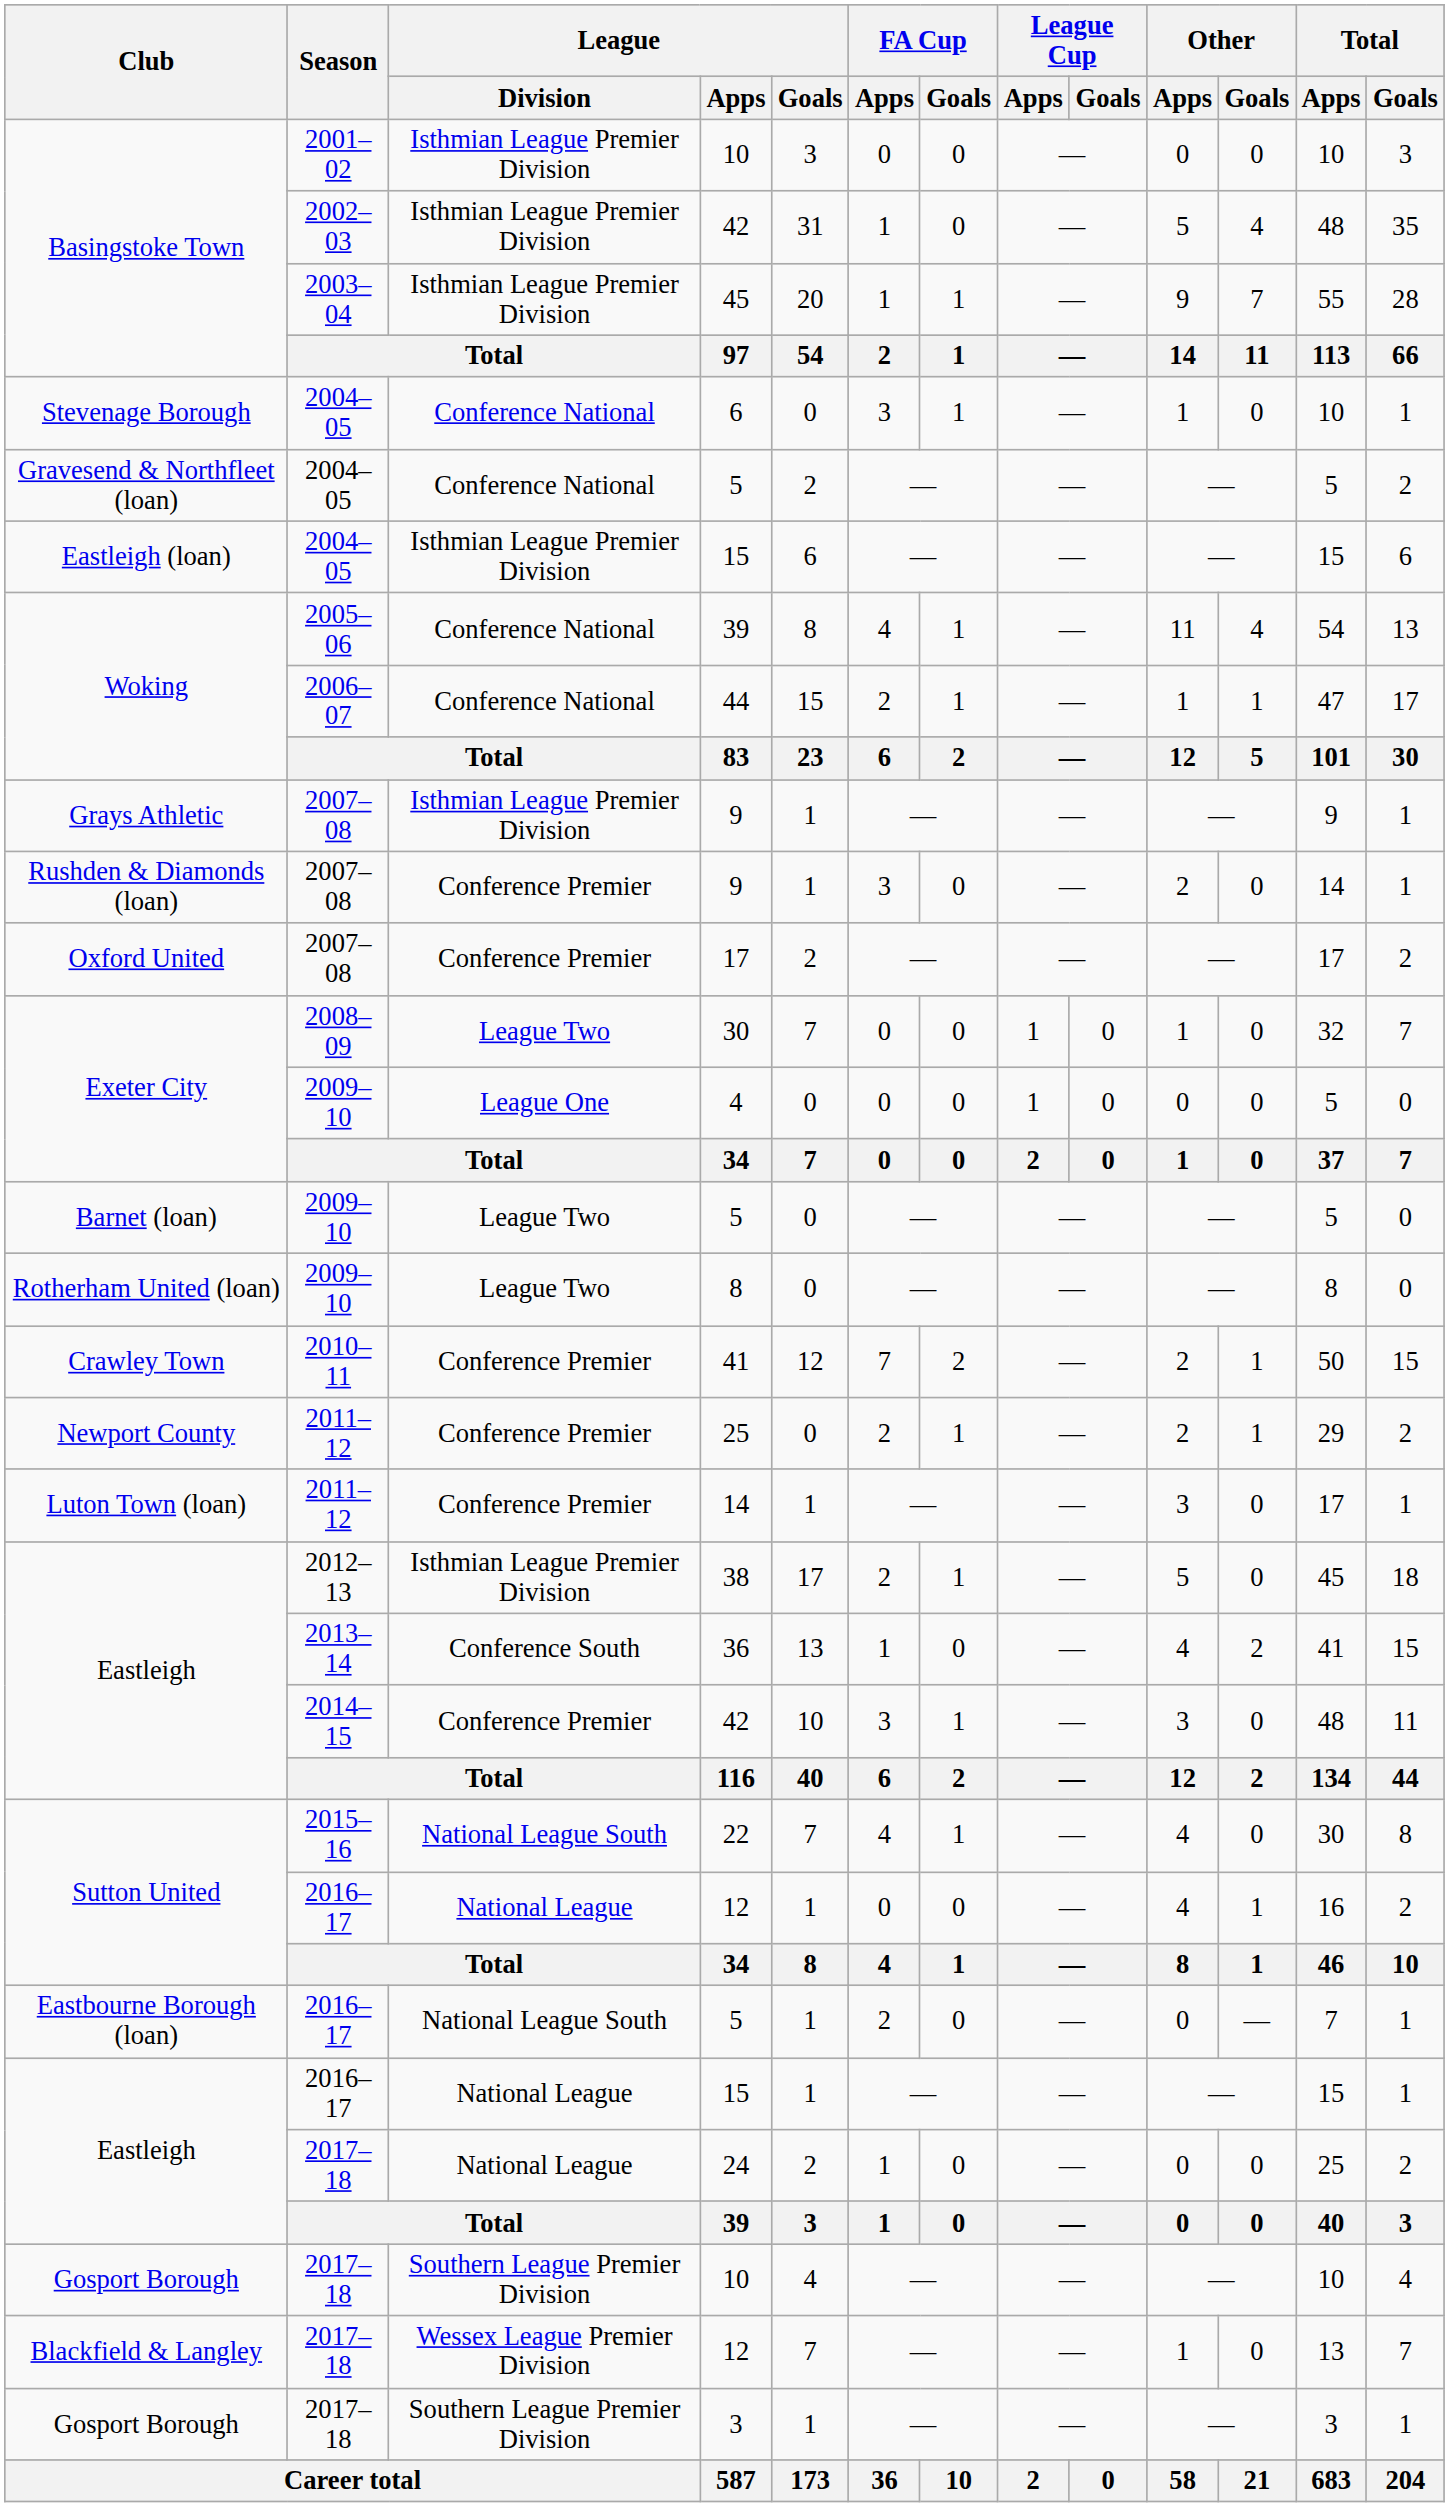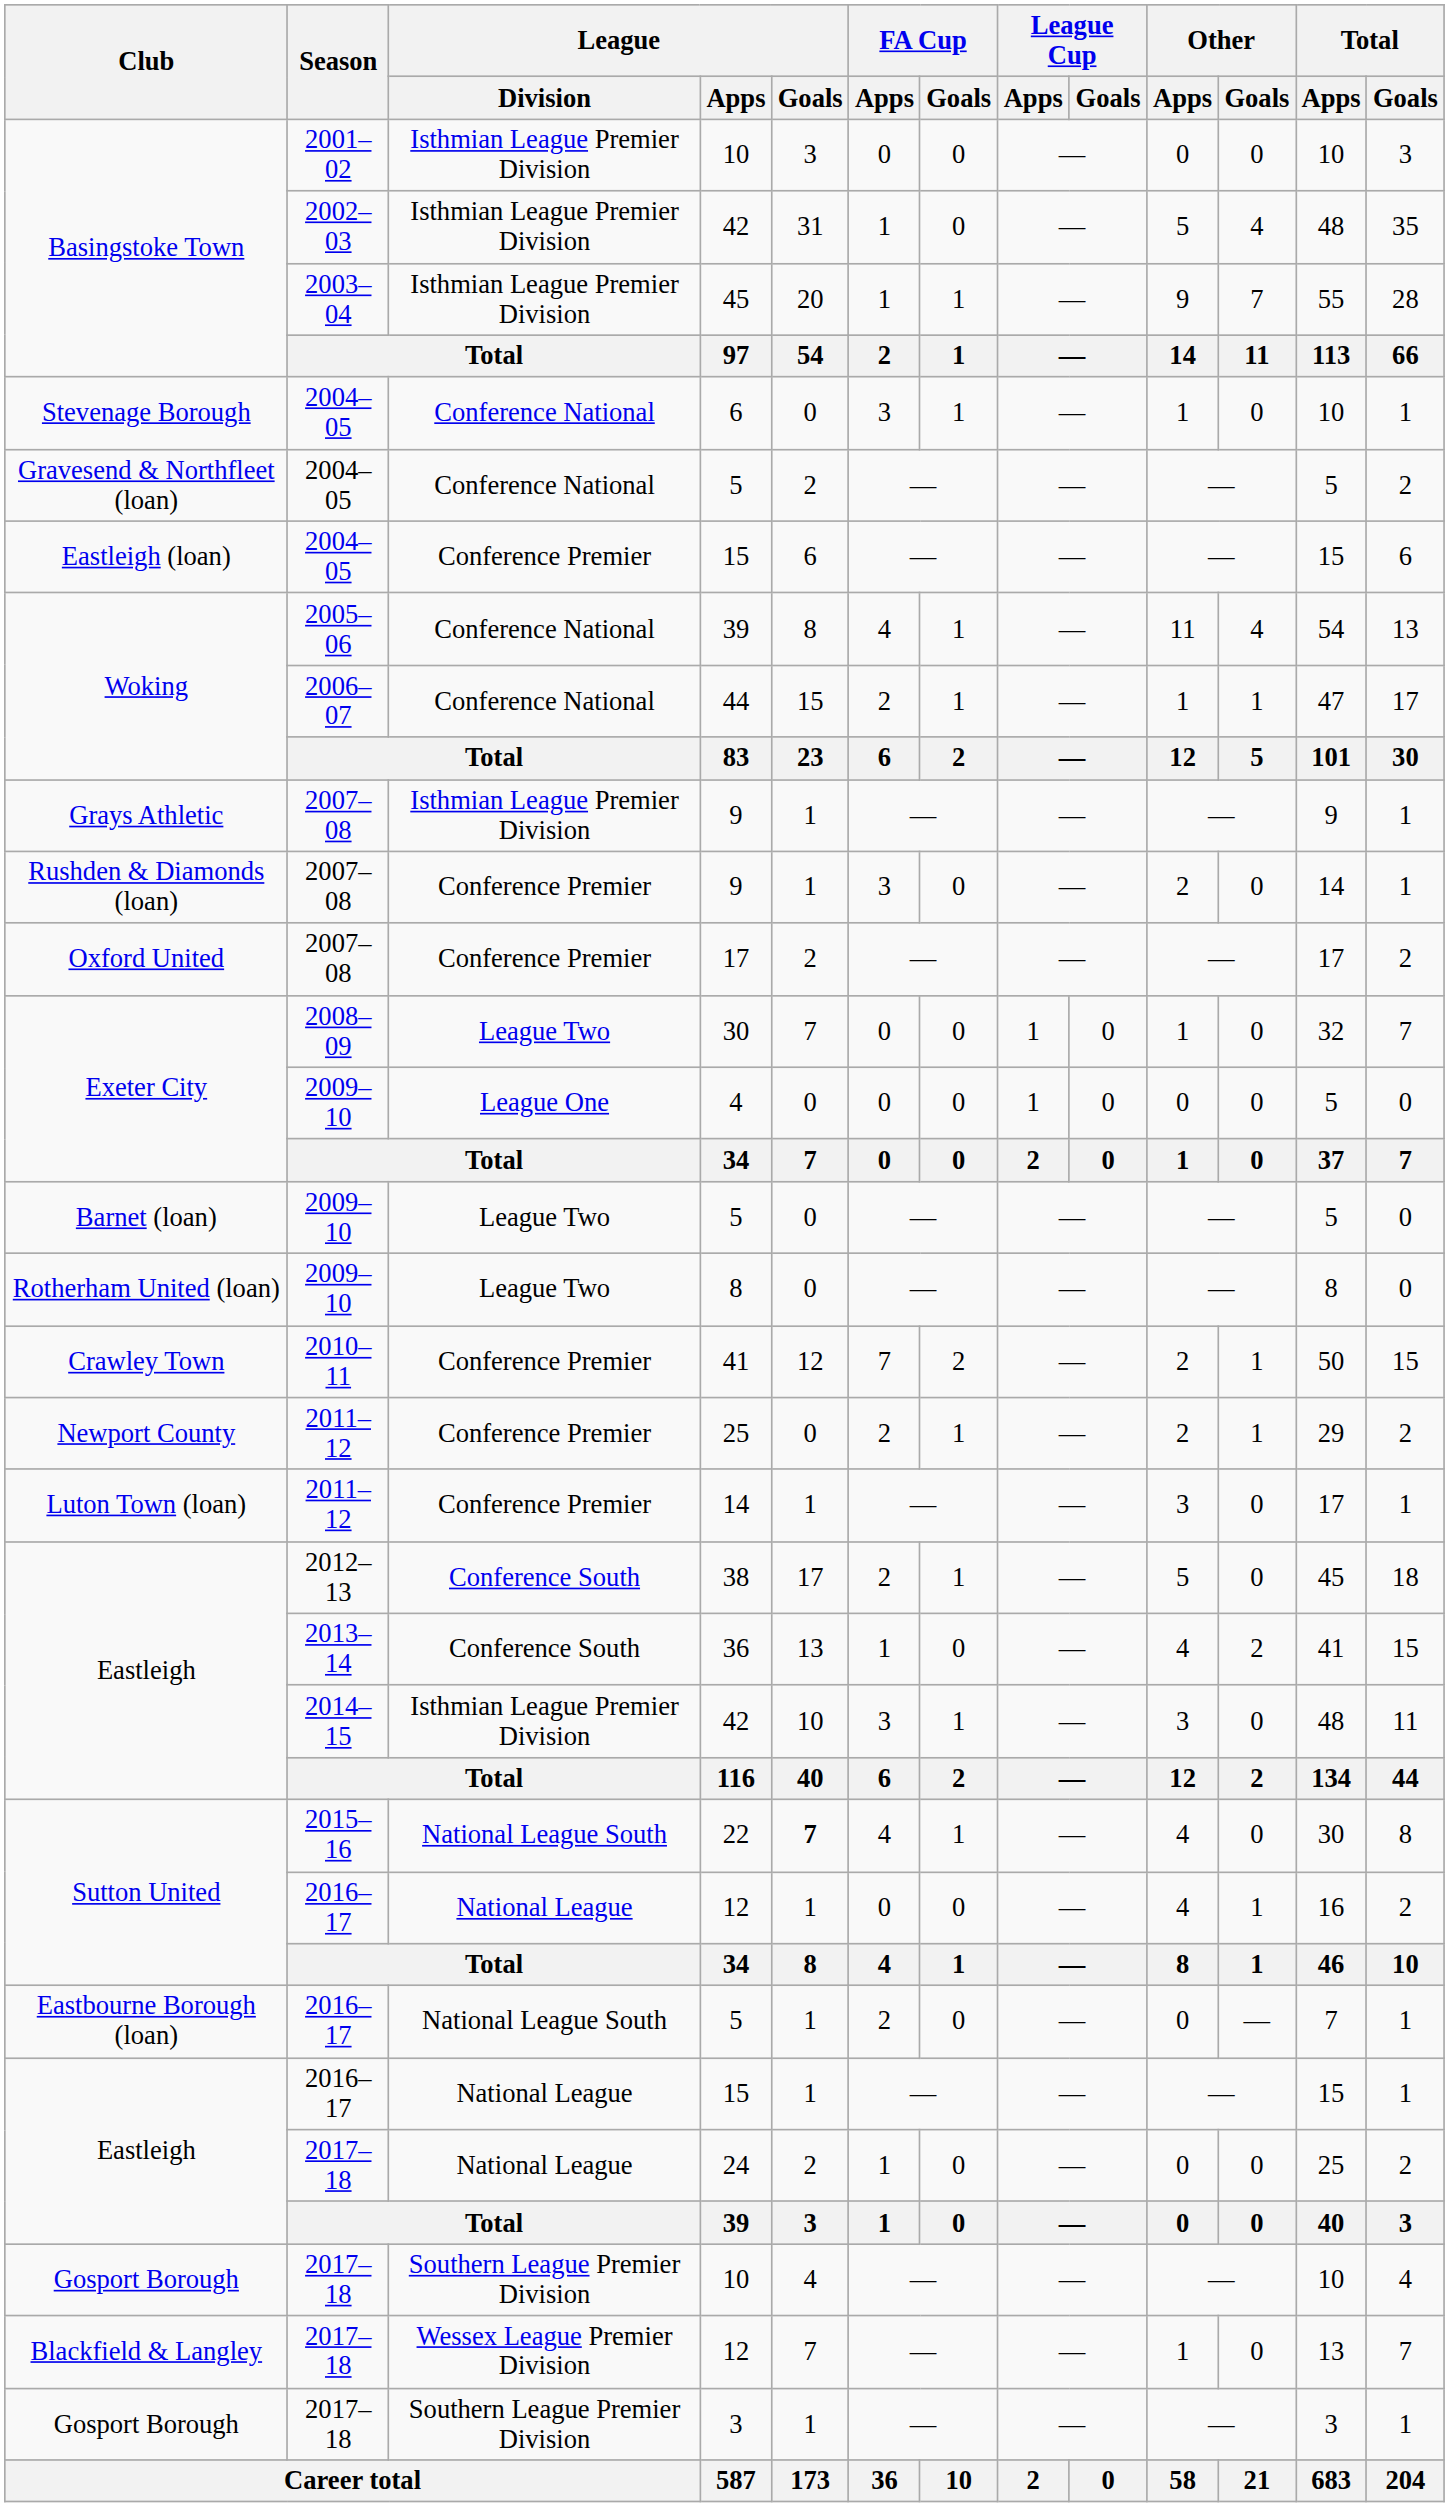(545, 556) Isthmian League Premier Division -> (545, 556) Conference Premier
(545, 1577) Isthmian League Premier Division -> (545, 1577) Conference South
(545, 1721) Conference Premier -> (545, 1721) Isthmian League Premier Division
(810, 1835) normal -> (810, 1835) bold
